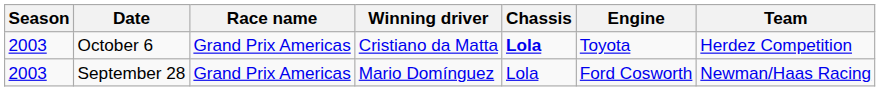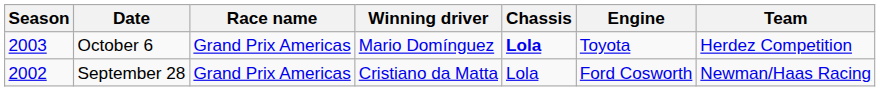(428, 46) Cristiano da Matta -> (426, 46) Mario Domínguez
(28, 73) 2003 -> (28, 73) 2002
(426, 73) Mario Domínguez -> (428, 73) Cristiano da Matta
